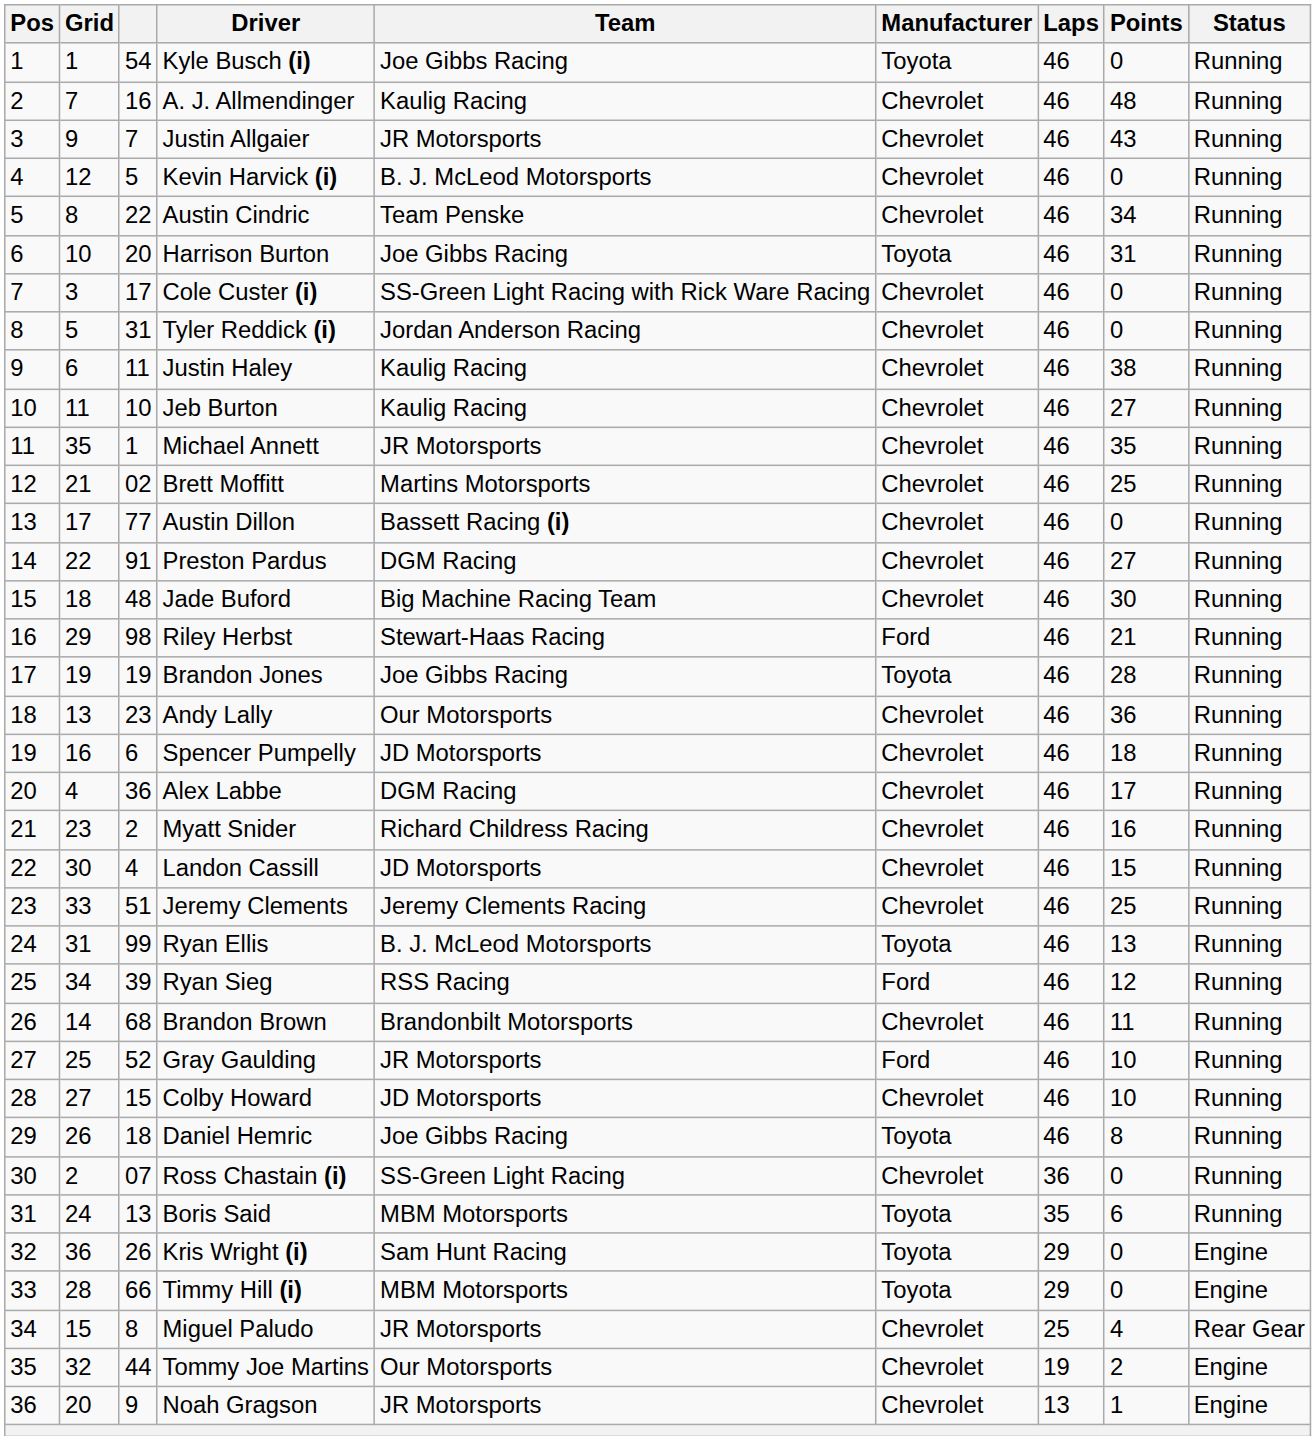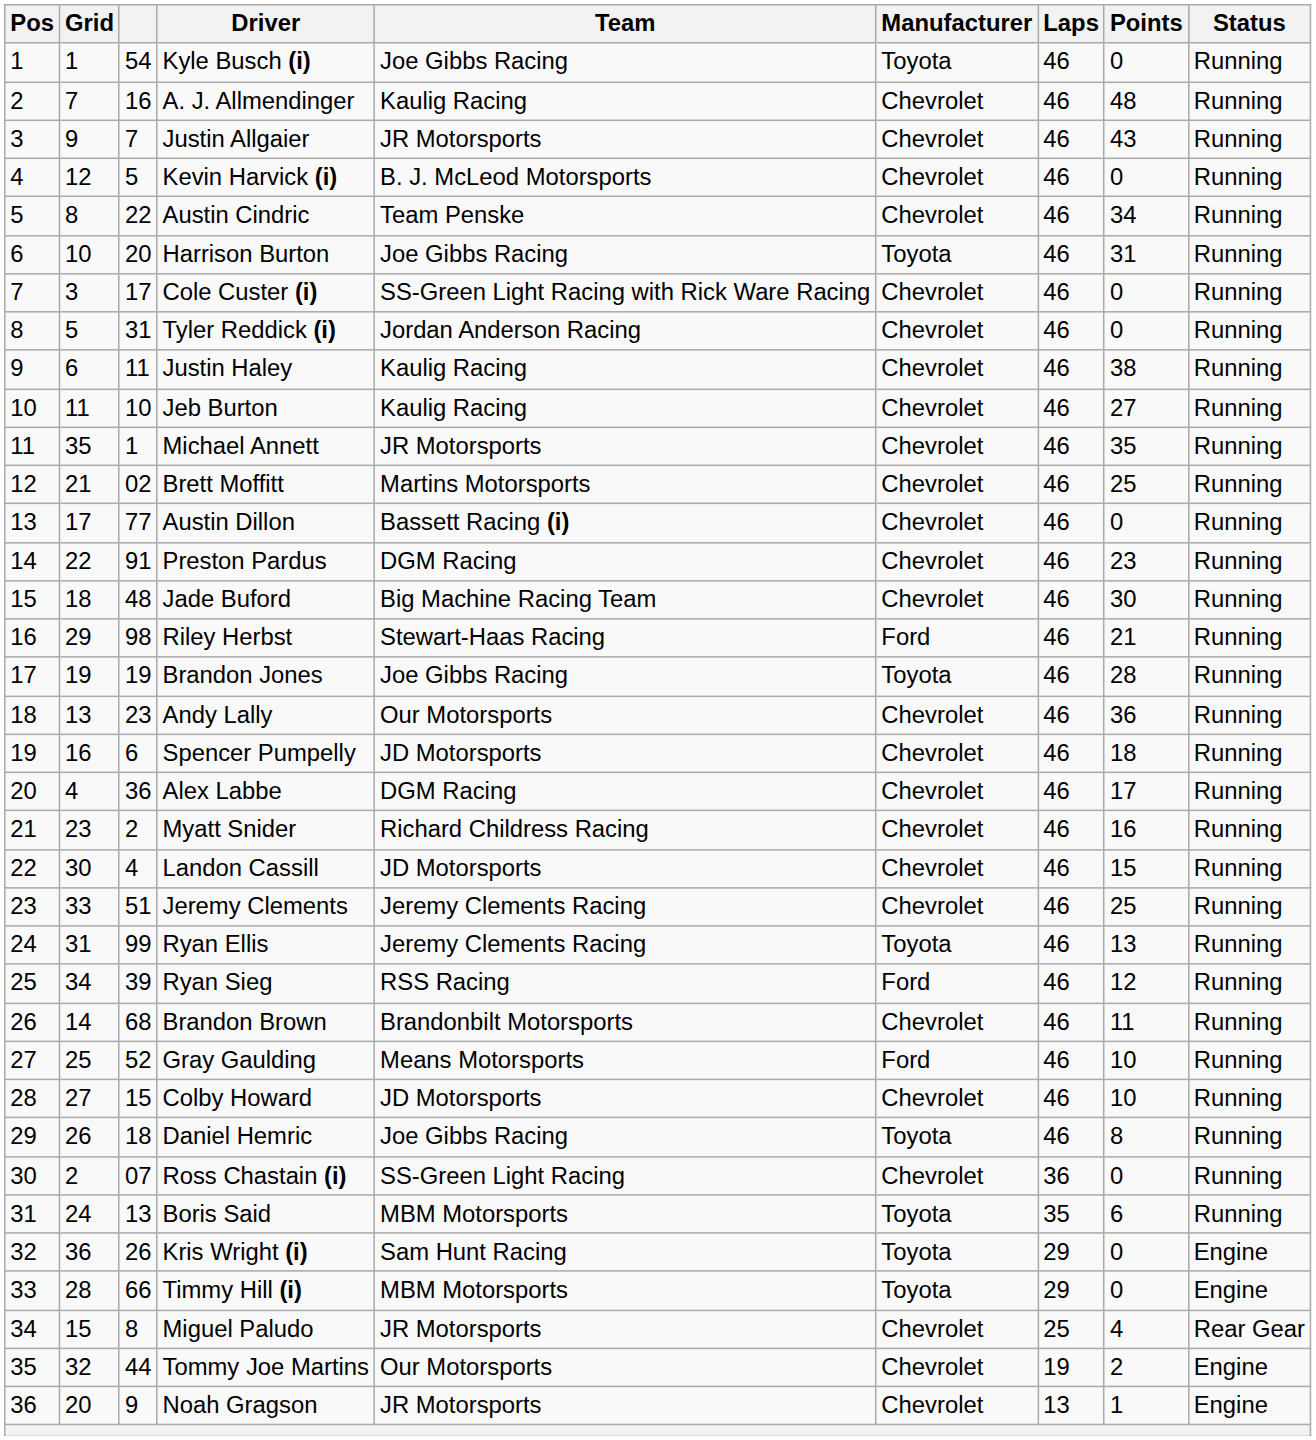(1123, 560) 27 -> (1123, 560) 23
(516, 944) B. J. McLeod Motorsports -> (513, 944) Jeremy Clements Racing
(461, 1059) JR Motorsports -> (482, 1059) Means Motorsports
